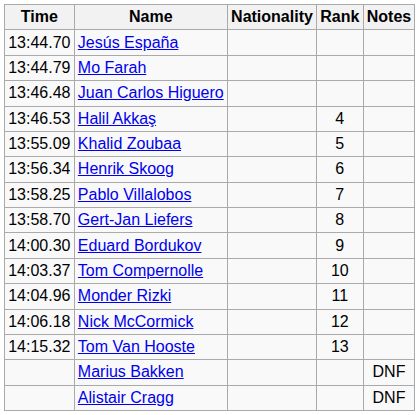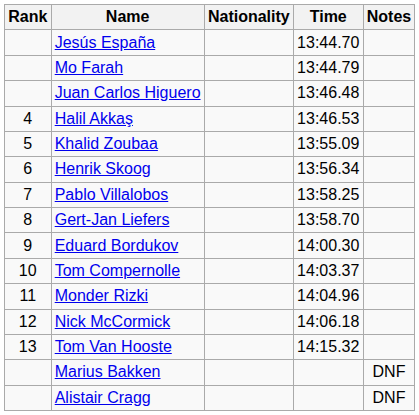columns swapped: (340, 17) <-> (39, 17)
